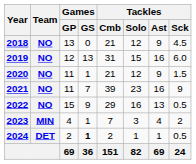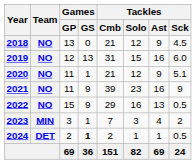(180, 74) 1.5 -> (180, 74) 5.1
(88, 89) 7 -> (88, 89) 9
(69, 120) 4 -> (69, 120) 3
